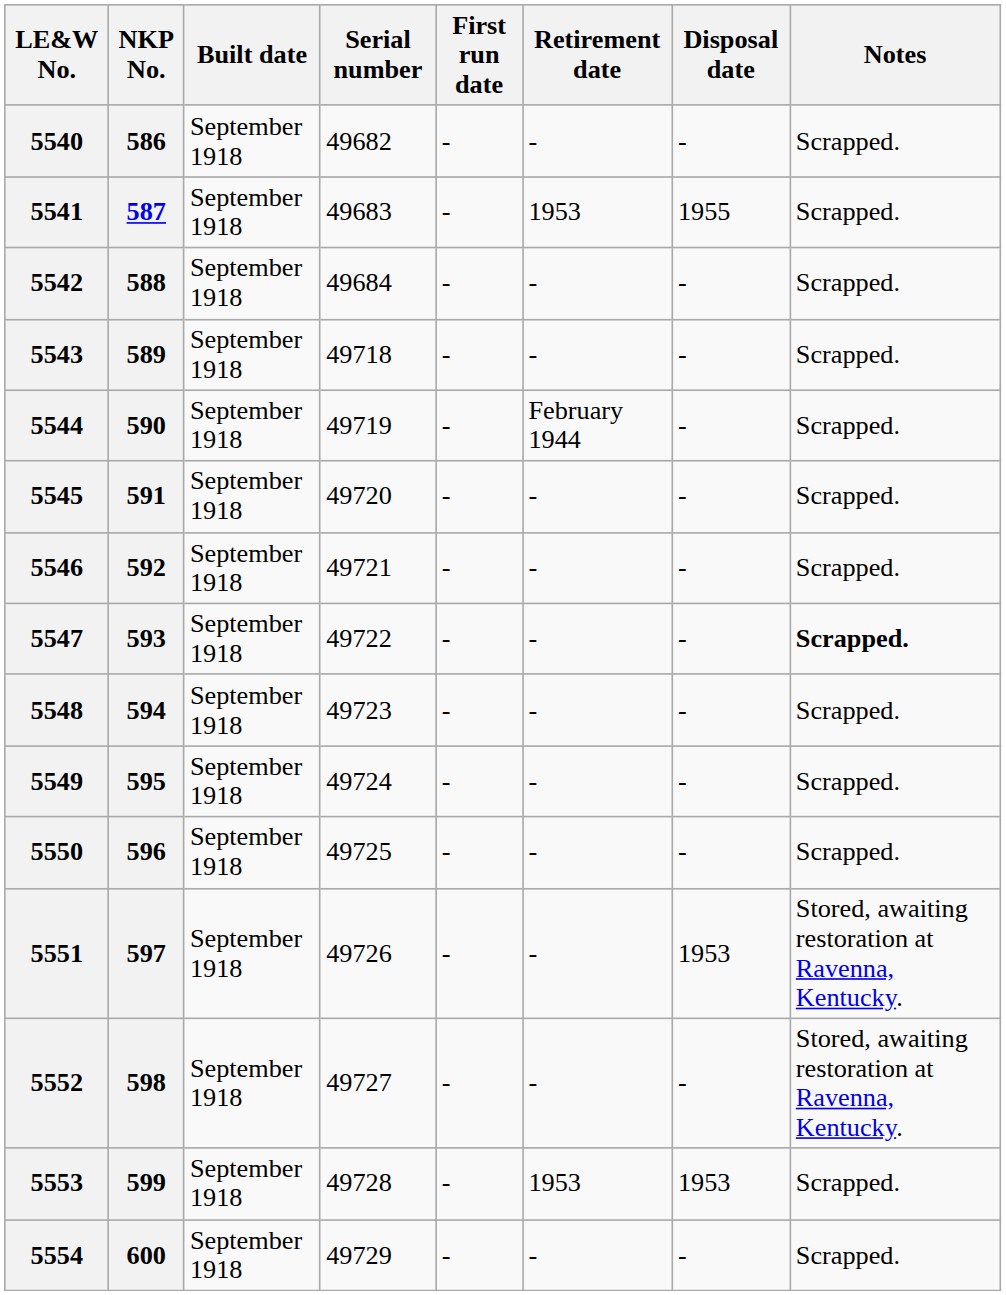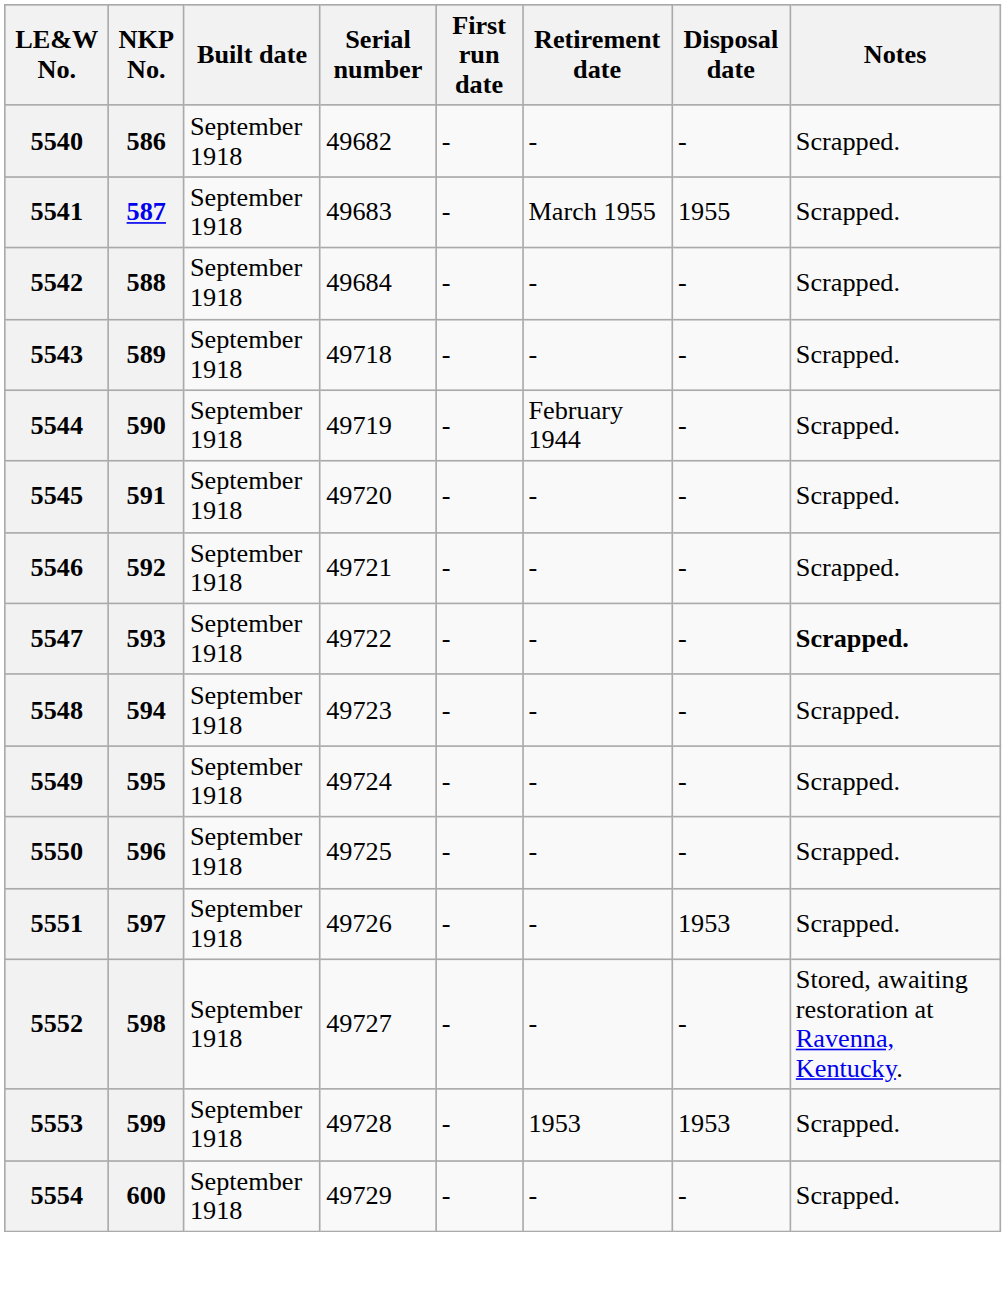(555, 211) 1953 -> (592, 211) March 1955
(882, 952) Stored, awaiting restoration at Ravenna, Kentucky. -> (848, 923) Scrapped.
